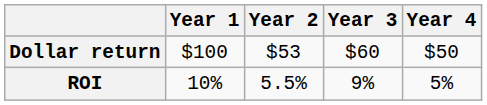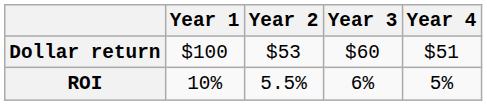(441, 52) $50 -> (441, 52) $51
(362, 84) 9% -> (362, 84) 6%
